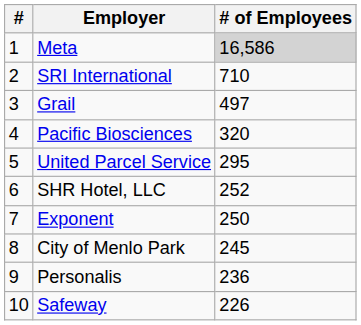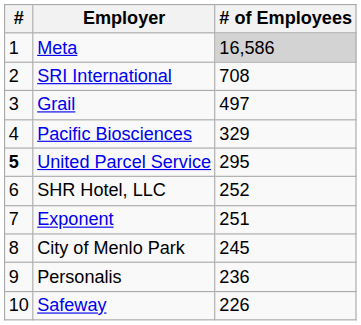(234, 76) 710 -> (234, 76) 708
(234, 133) 320 -> (234, 133) 329
(14, 162) normal -> (14, 162) bold
(234, 219) 250 -> (234, 219) 251
